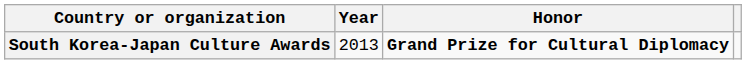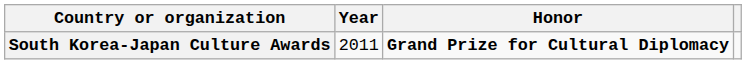(359, 46) 2013 -> (359, 46) 2011
